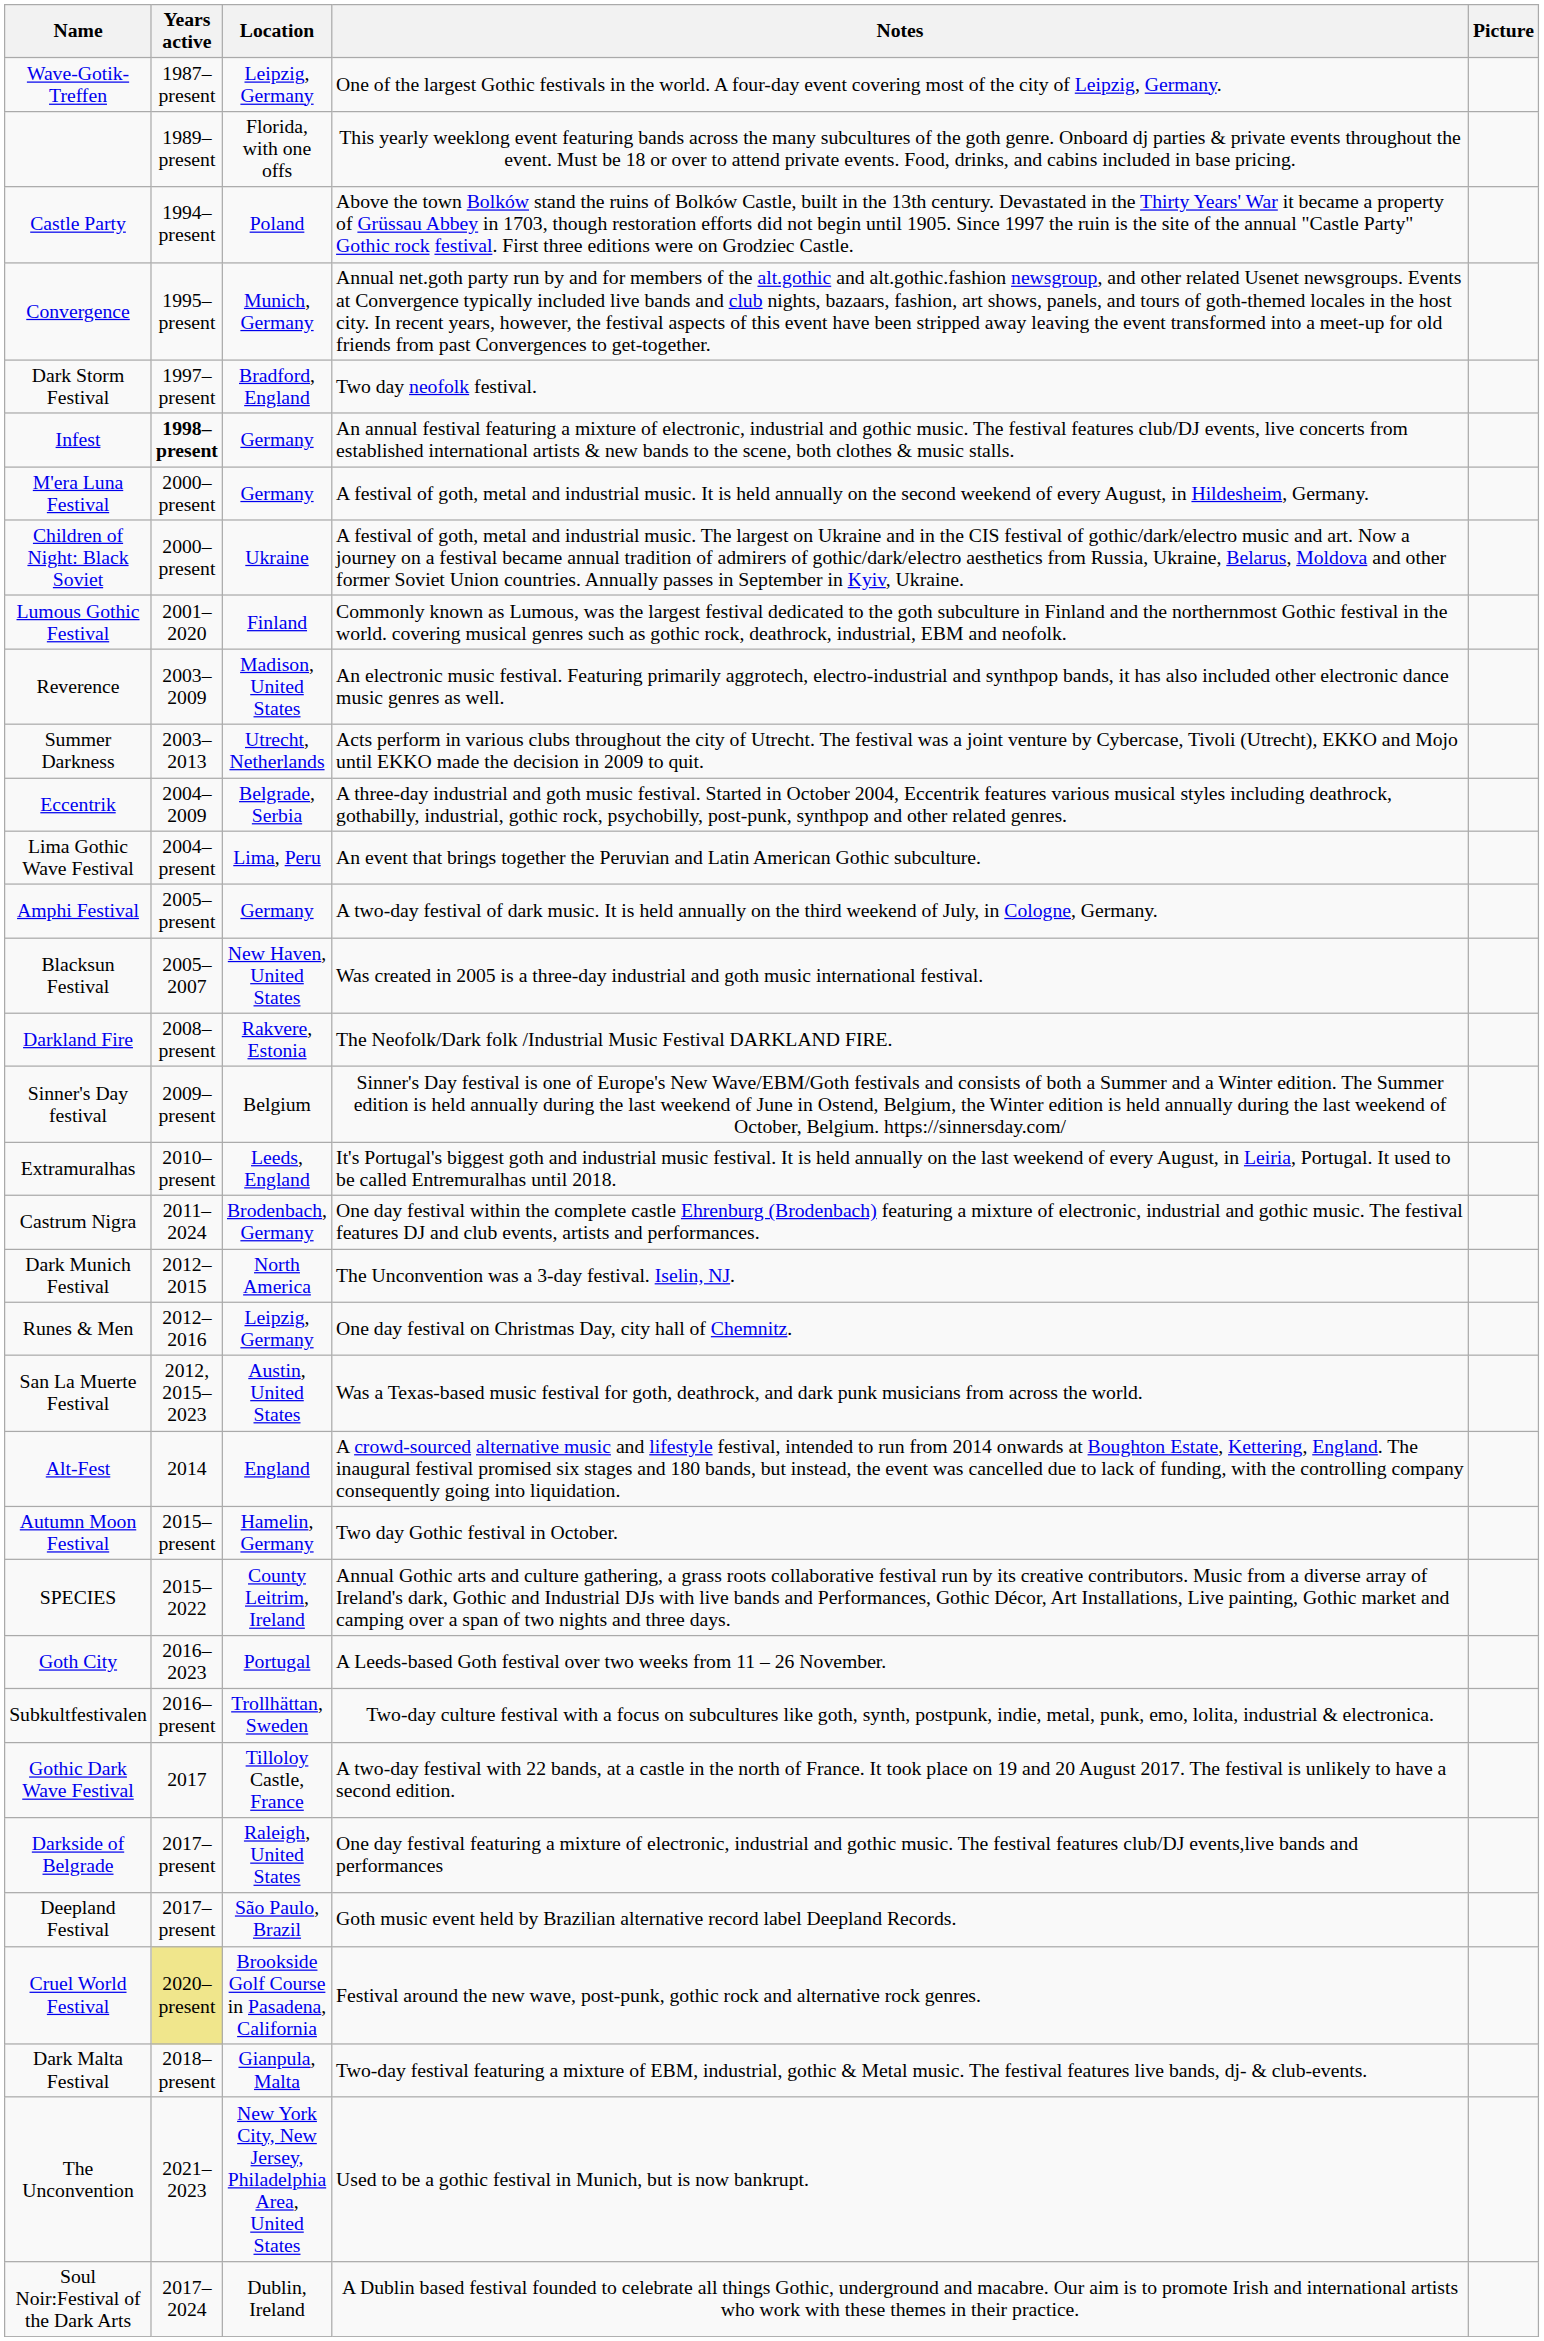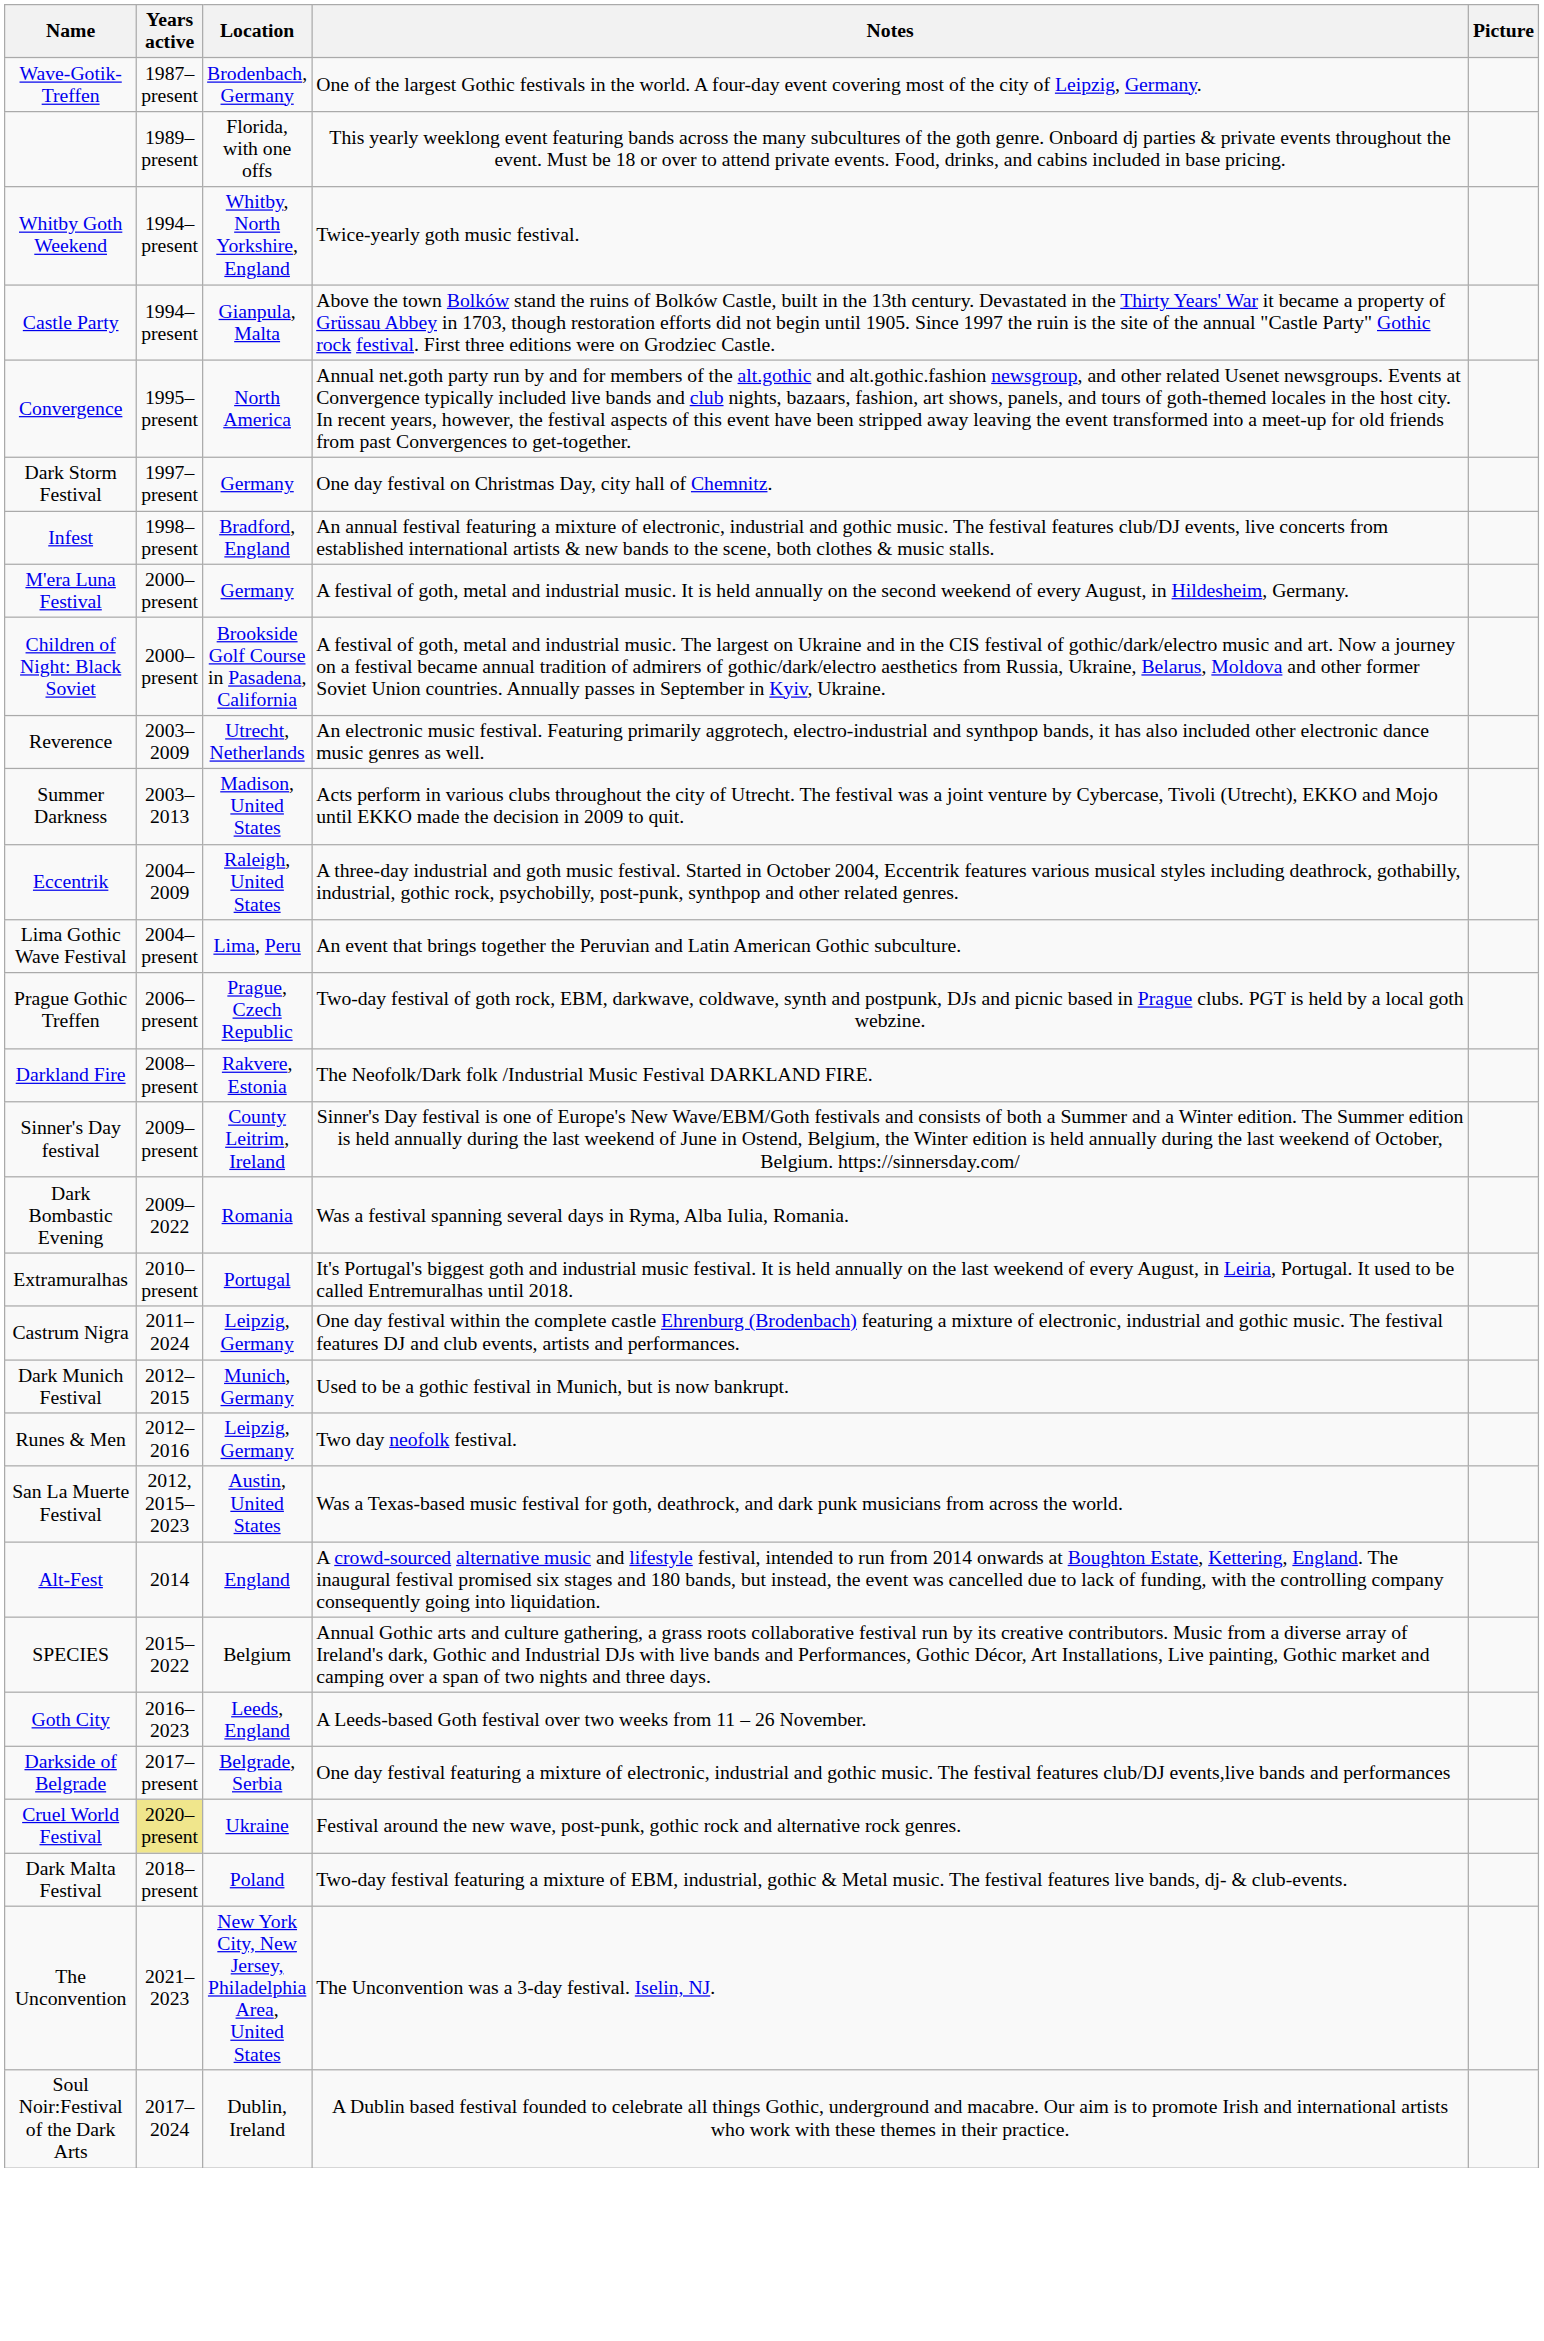(277, 84) Leipzig, Germany -> (257, 84) Brodenbach, Germany
+ row: (71, 235)
(277, 224) Poland -> (257, 322) Gianpula, Malta
(277, 311) Munich, Germany -> (257, 408) North America
(277, 386) Bradford, England -> (257, 484) Germany
(436, 386) Two day neofolk festival. -> (544, 484) One day festival on Christmas Day, city hall of Chemnitz.
(187, 439) bold -> (170, 537) normal
(277, 439) Germany -> (257, 537) Bradford, England
(277, 557) Ukraine -> (257, 666) Brookside Golf Course in Pasadena, California
- row: (78, 622)
(277, 686) Madison, United States -> (257, 741) Utrecht, Netherlands
(277, 750) Utrecht, Netherlands -> (257, 806) Madison, United States
(277, 804) Belgrade, Serbia -> (257, 881) Raleigh, United States
- row: (78, 910)
- row: (78, 975)
+ row: (71, 1010)
(277, 1104) Belgium -> (257, 1139) County Leitrim, Ireland
+ row: (71, 1214)
(277, 1168) Leeds, England -> (257, 1279) Portugal
(277, 1221) Brodenbach, Germany -> (257, 1332) Leipzig, Germany
(277, 1275) North America -> (257, 1386) Munich, Germany
(536, 1275) The Unconvention was a 3-day festival. Iselin, NJ. -> (553, 1386) Used to be a gothic festival in Munich, but is now bankrupt.
(564, 1328) One day festival on Christmas Day, city hall of Chemnitz. -> (417, 1439) Two day neofolk festival.
- row: (78, 1533)
(277, 1597) County Leitrim, Ireland -> (257, 1654) Belgium
(277, 1661) Portugal -> (257, 1719) Leeds, England
- row: (78, 1715)
- row: (78, 1779)
(277, 1855) Raleigh, United States -> (257, 1772) Belgrade, Serbia
- row: (78, 1919)
(277, 1995) Brookside Golf Course in Pasadena, California -> (257, 1825) Ukraine
(277, 2070) Gianpula, Malta -> (257, 1879) Poland
(572, 2179) Used to be a gothic festival in Munich, but is now bankrupt. -> (516, 1987) The Unconvention was a 3-day festival. Iselin, NJ.
